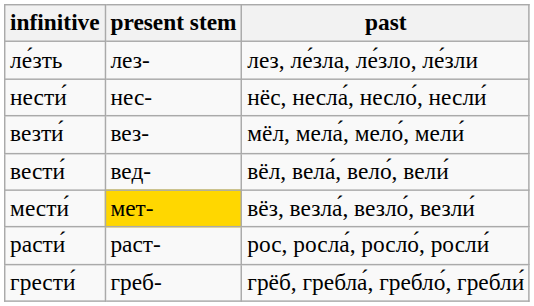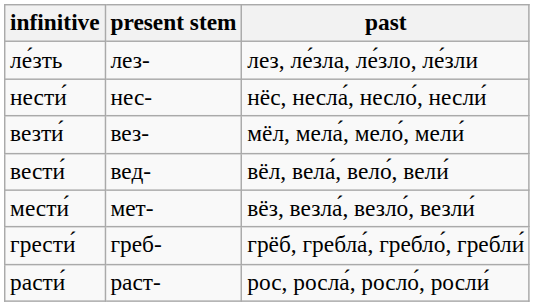(132, 208) gold background -> (132, 208) no background
rows swapped: (43, 282) <-> (38, 245)
